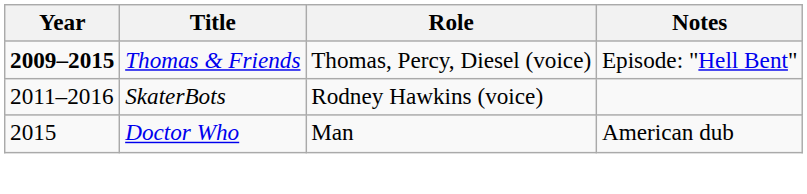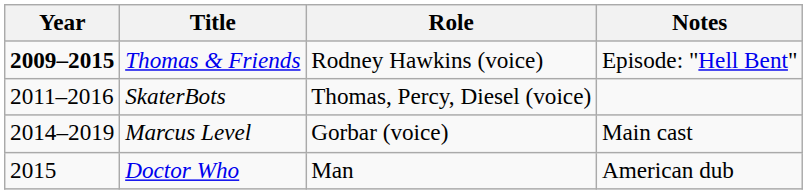(451, 59) Thomas, Percy, Diesel (voice) -> (427, 59) Rodney Hawkins (voice)
(427, 96) Rodney Hawkins (voice) -> (451, 96) Thomas, Percy, Diesel (voice)
+ row: (188, 133)
